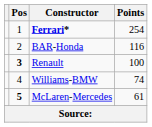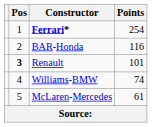(137, 62) 100 -> (137, 62) 101
(19, 96) bold -> (19, 96) normal
